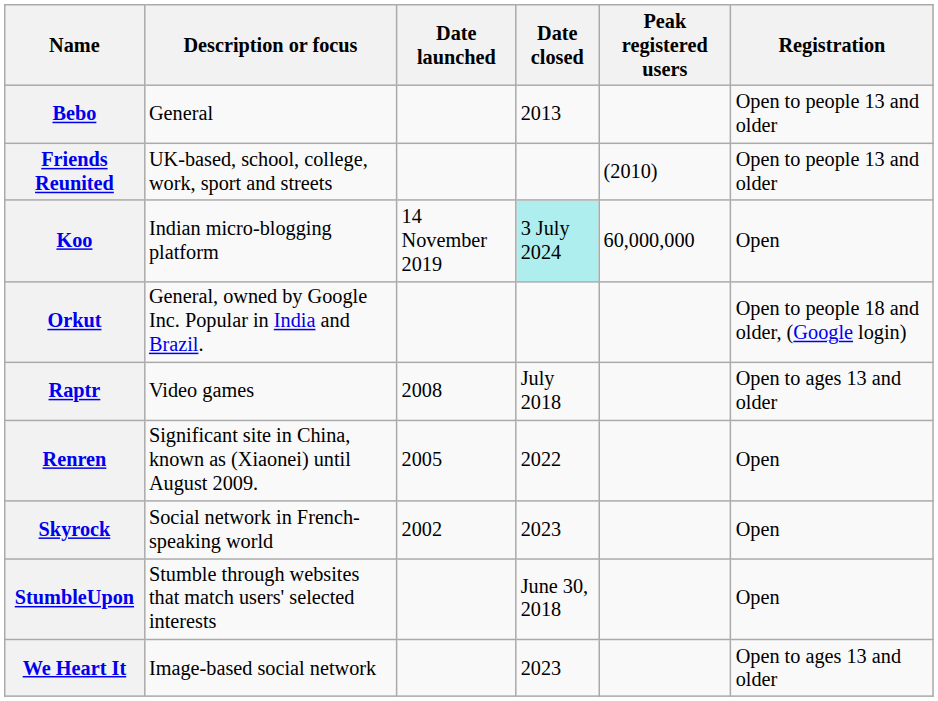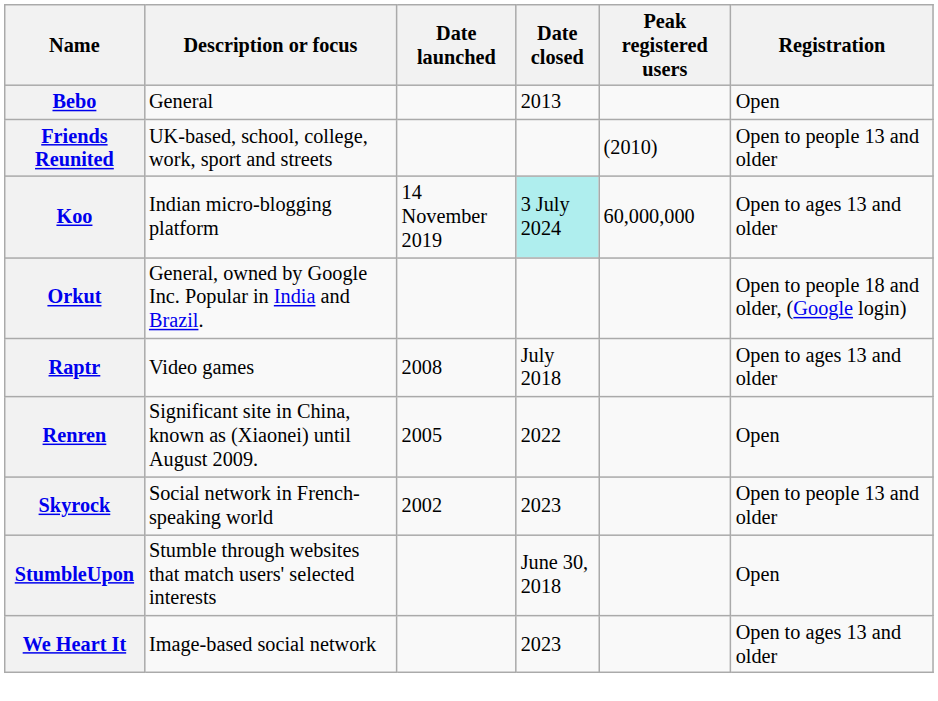(827, 113) Open to people 13 and older -> (758, 101) Open
(758, 240) Open -> (818, 216) Open to ages 13 and older
(758, 528) Open -> (827, 505) Open to people 13 and older
